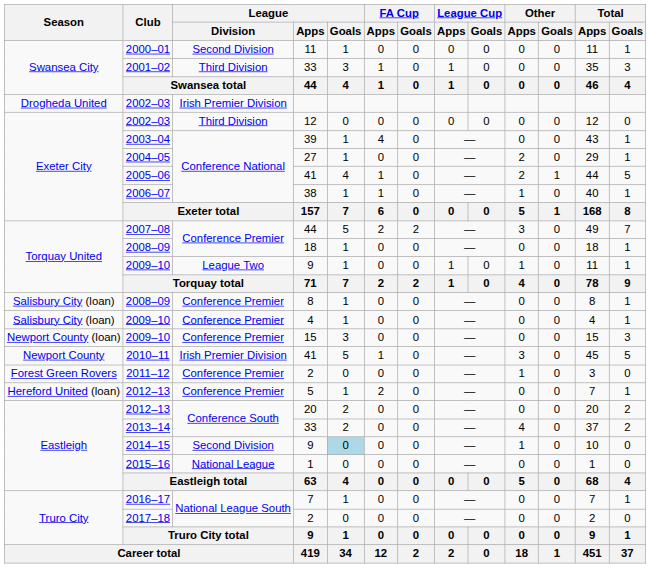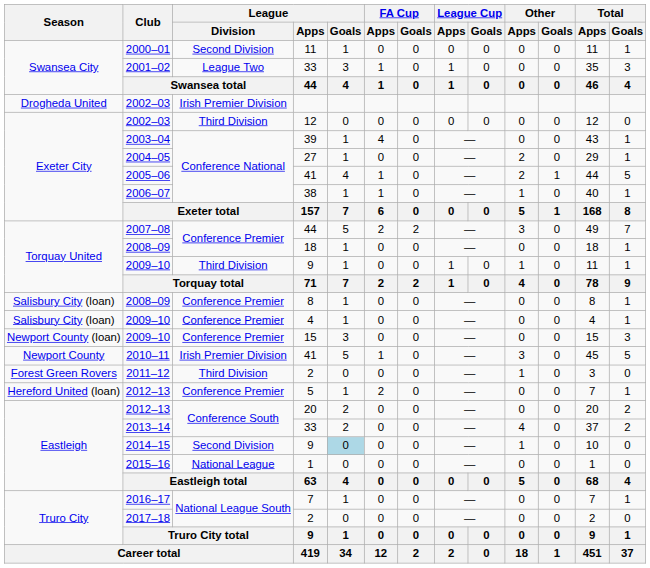(233, 67) Third Division -> (233, 67) League Two
(233, 265) League Two -> (233, 265) Third Division
(233, 373) Conference Premier -> (233, 373) Third Division
